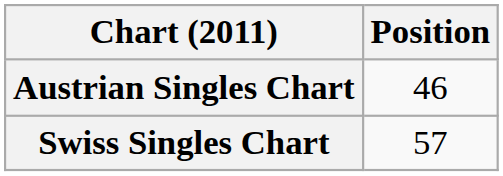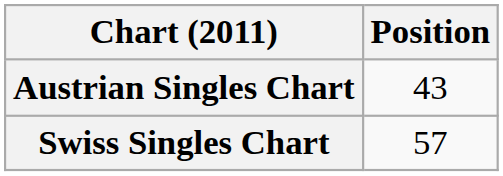(430, 87) 46 -> (430, 87) 43
